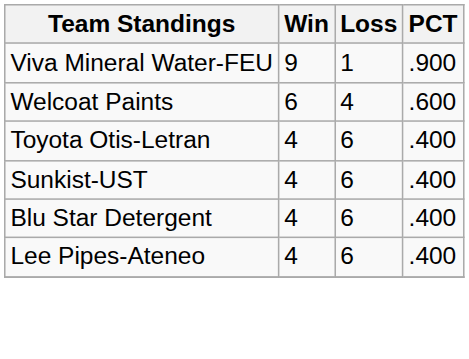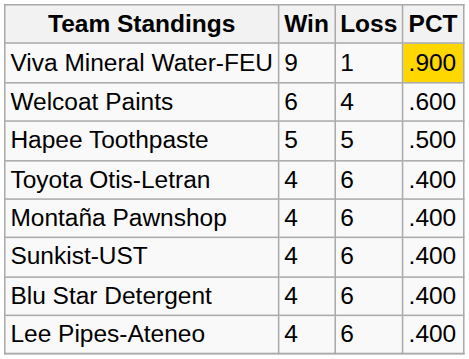(432, 62) no background -> (432, 62) gold background
+ row: (110, 140)
+ row: (119, 218)
